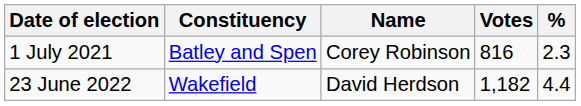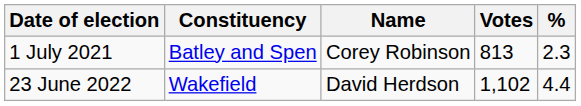(497, 52) 816 -> (497, 52) 813
(505, 84) 1,182 -> (505, 84) 1,102
